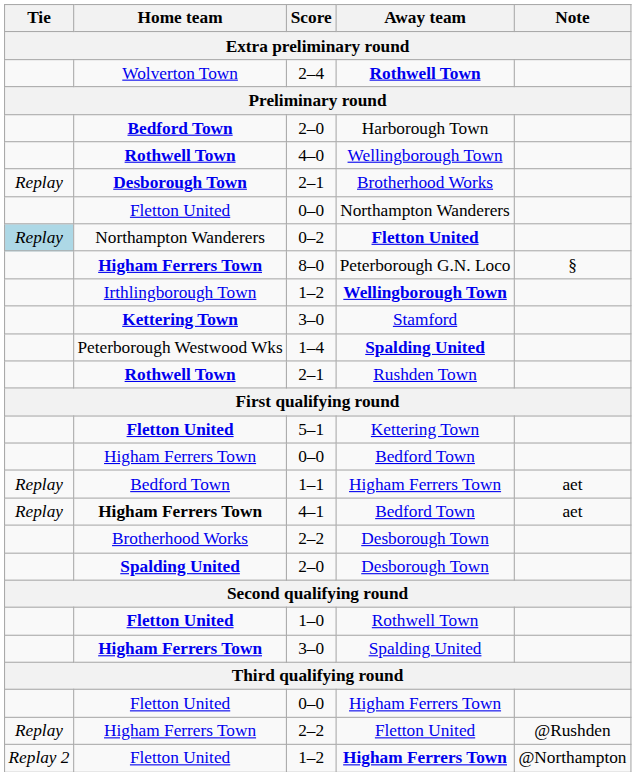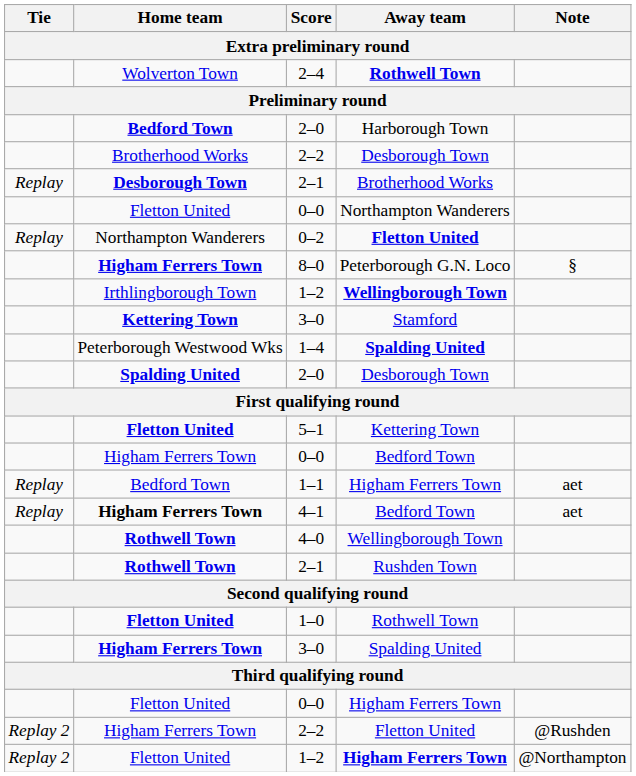rows swapped: (311, 538) <-> (311, 155)
(39, 237) lightblue background -> (39, 237) no background
rows swapped: (311, 374) <-> (311, 566)
(39, 730) Replay -> (39, 730) Replay 2
